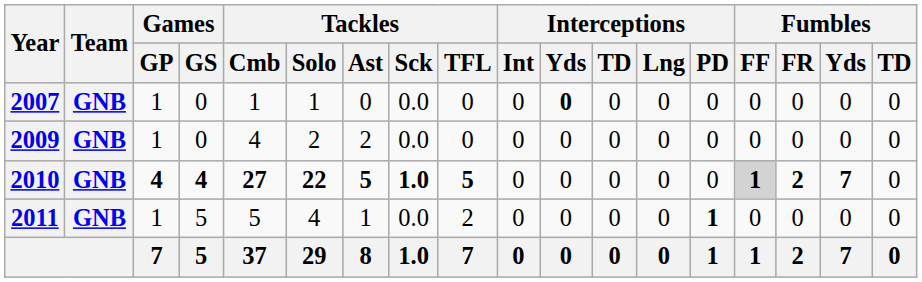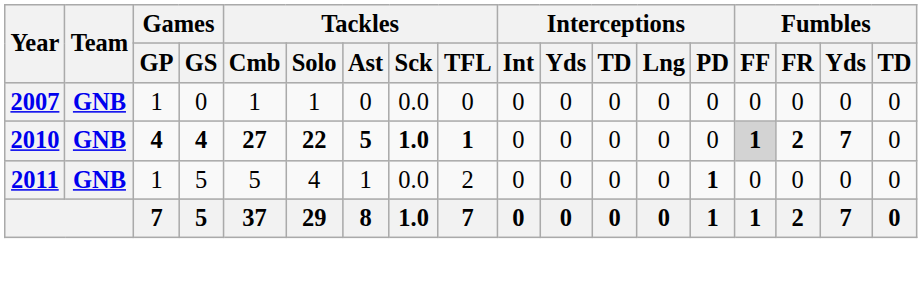(566, 101) bold -> (566, 101) normal
- row: (35, 140)
(468, 179) 5 -> (468, 140) 1
